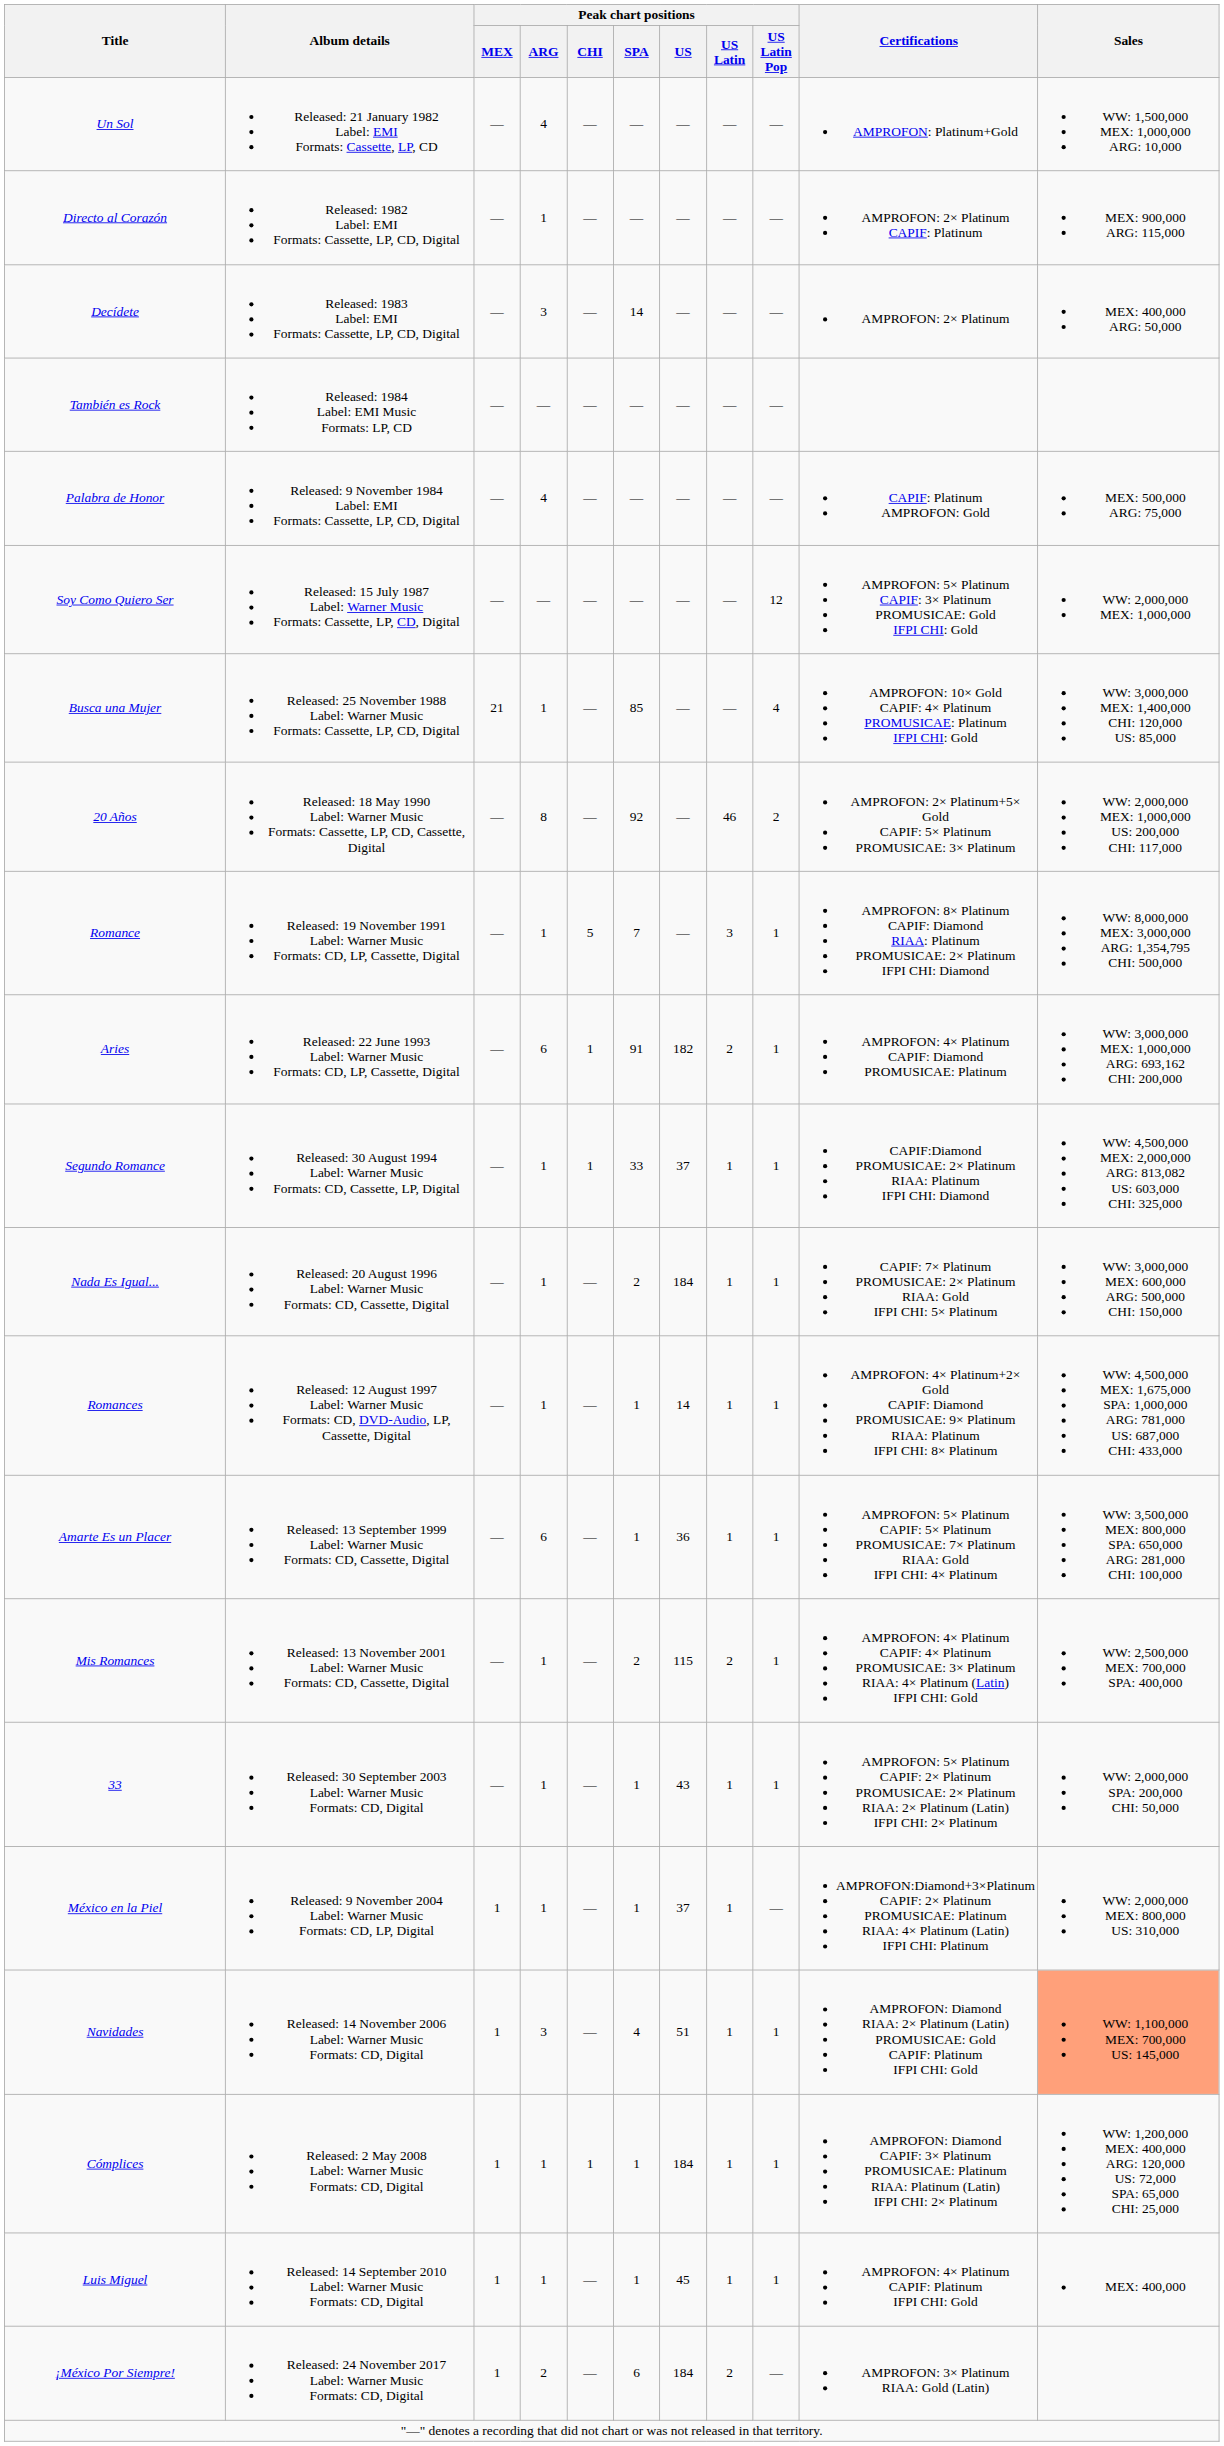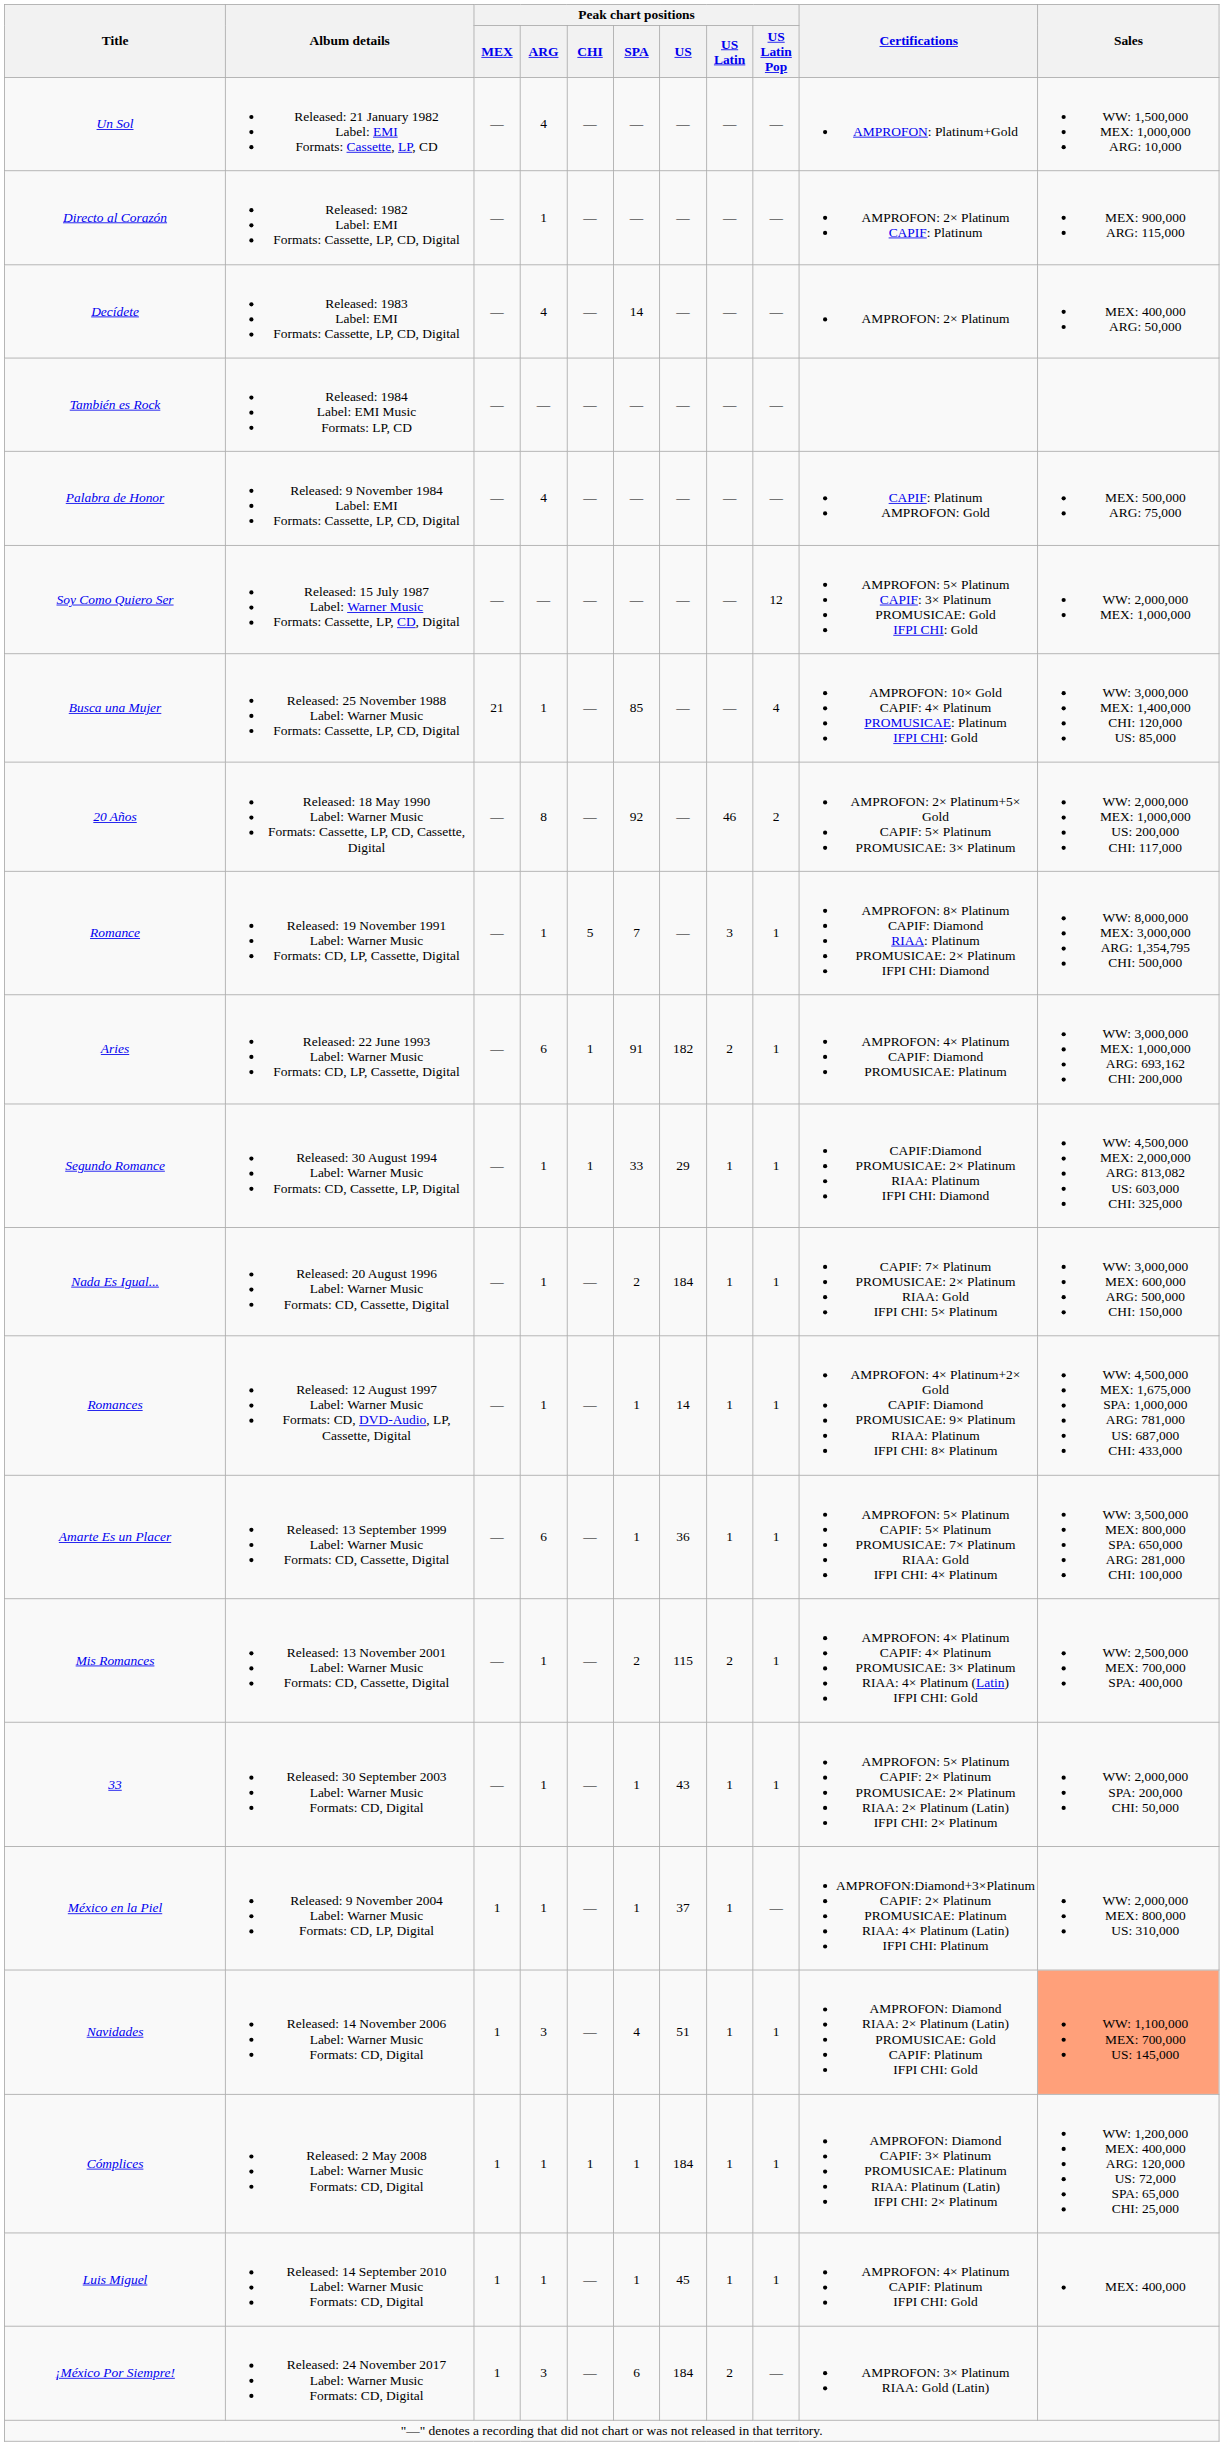(544, 311) 3 -> (544, 311) 4
(683, 1165) 37 -> (683, 1165) 29
(544, 2373) 2 -> (544, 2373) 3
